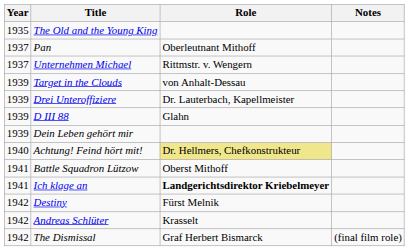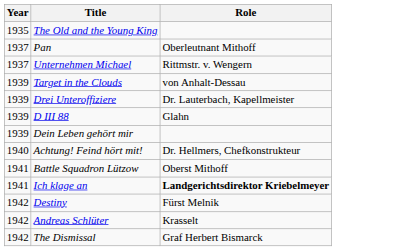- column: (368, 13)
(231, 151) khaki background -> (231, 151) no background
